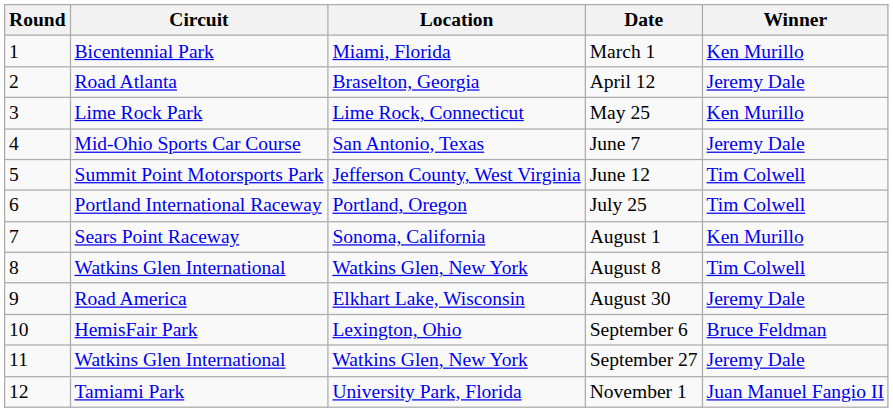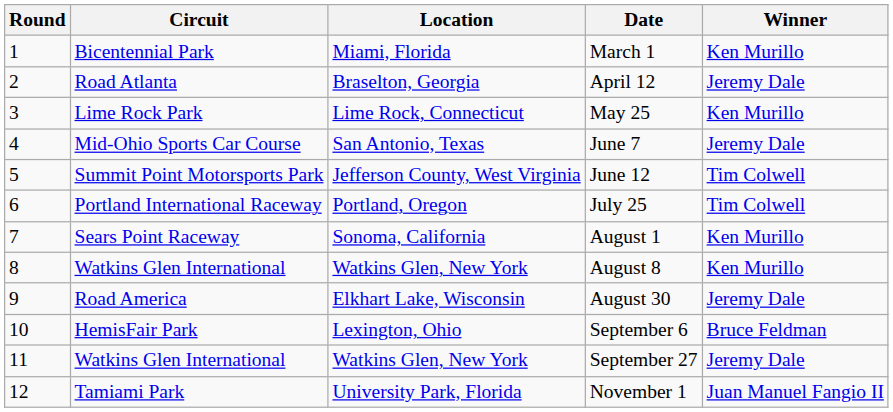(756, 267) Tim Colwell -> (755, 267) Ken Murillo
